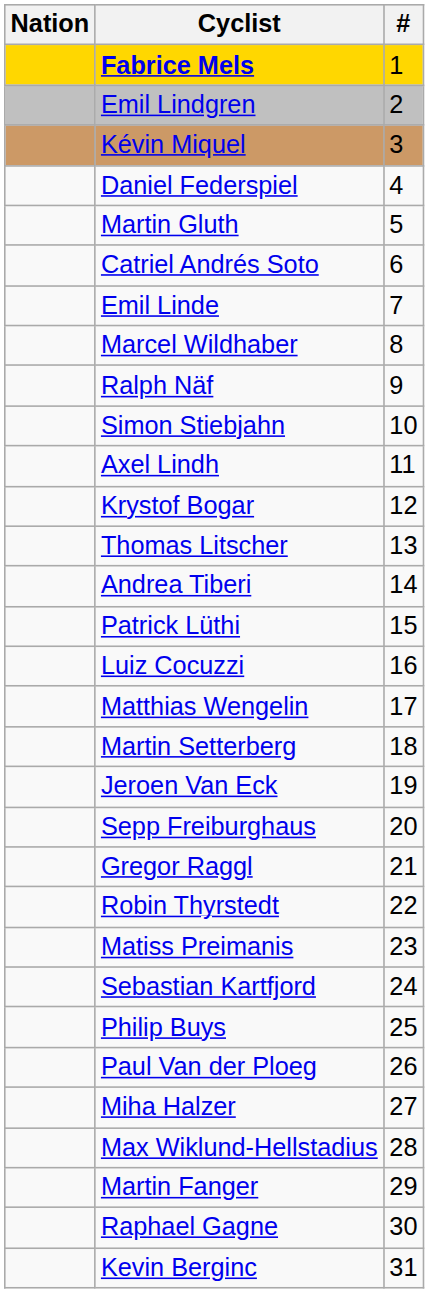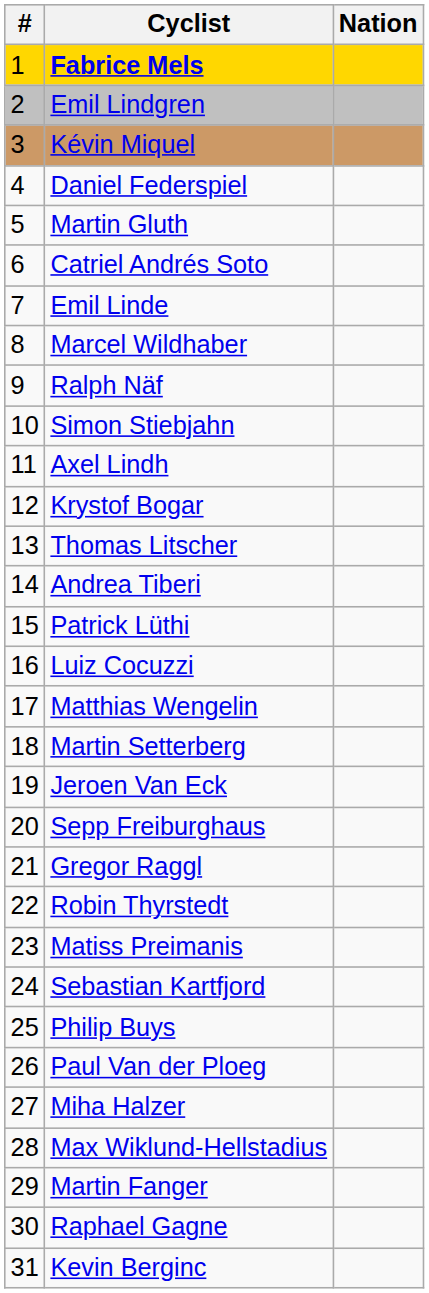columns swapped: (403, 24) <-> (50, 24)
